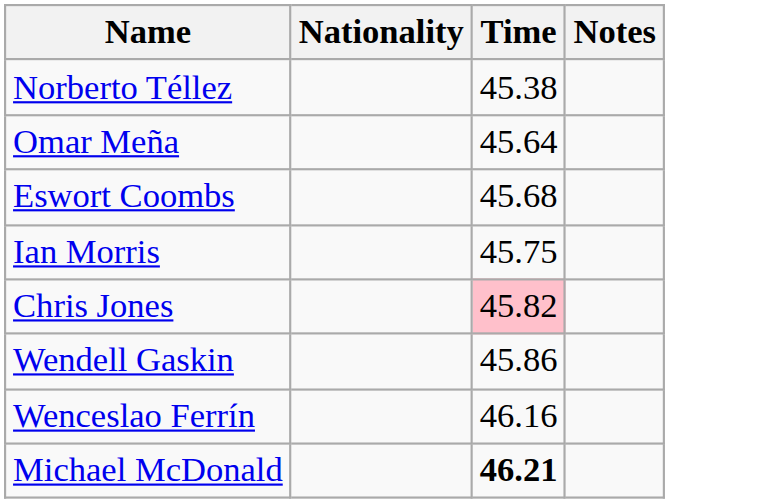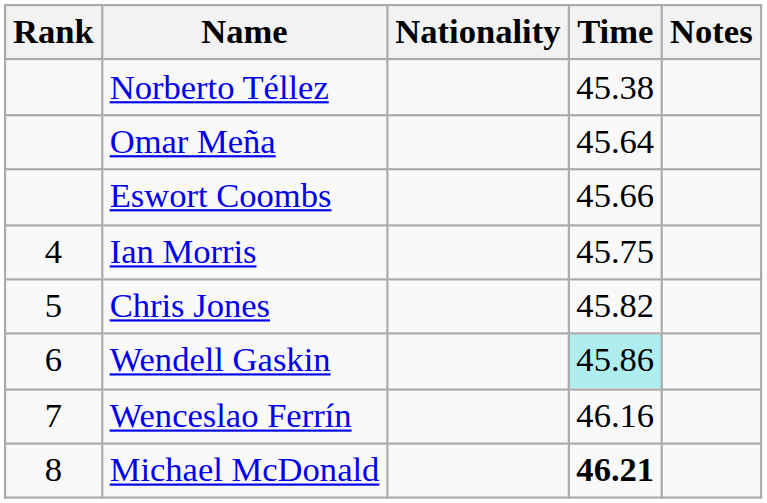+ column: (53, 31)
(519, 196) 45.68 -> (615, 196) 45.66
(519, 305) pink background -> (615, 305) no background
(519, 360) no background -> (615, 360) paleturquoise background
